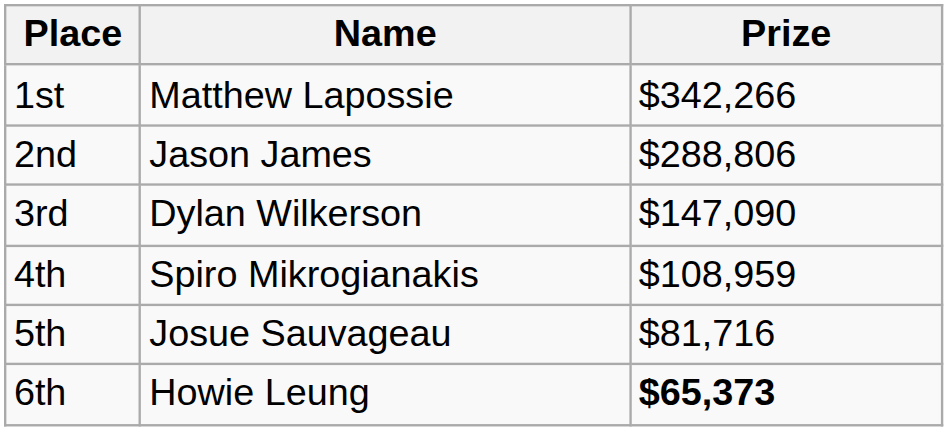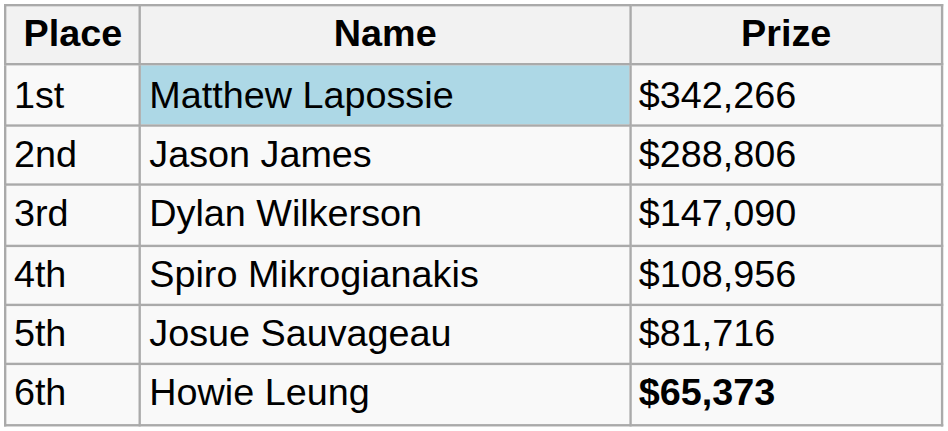(301, 94) no background -> (301, 94) lightblue background
(717, 273) $108,959 -> (717, 273) $108,956
